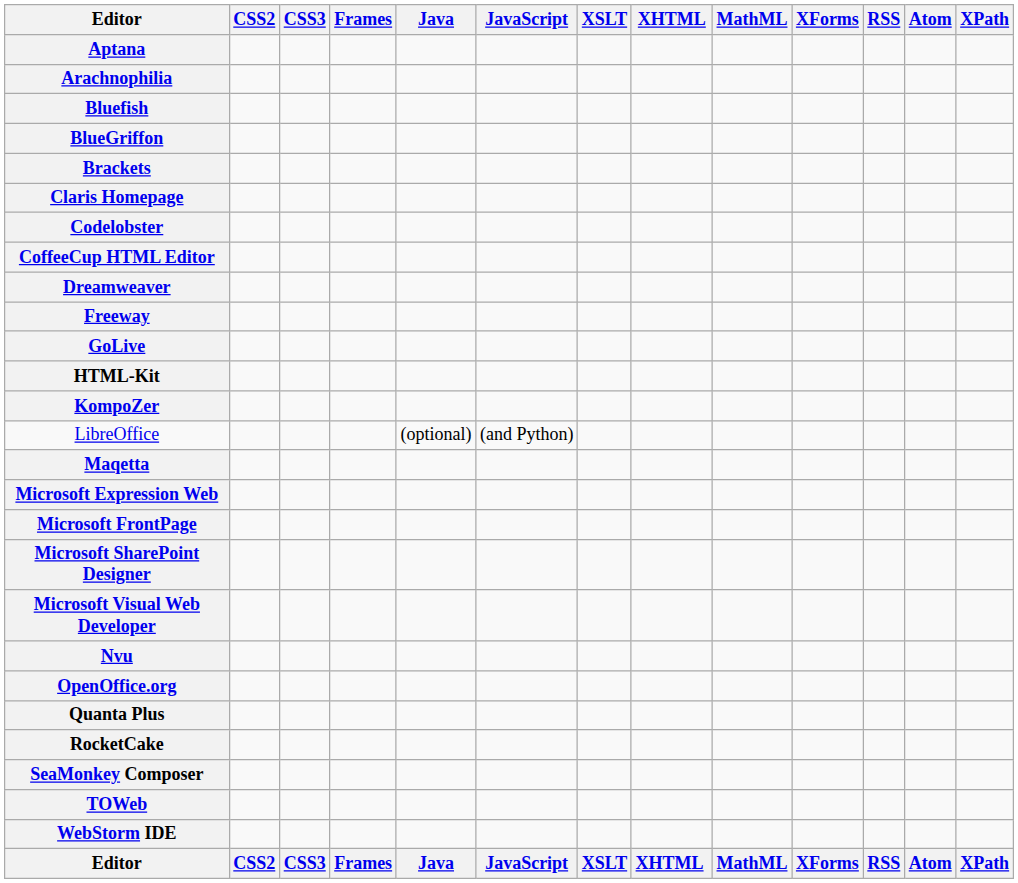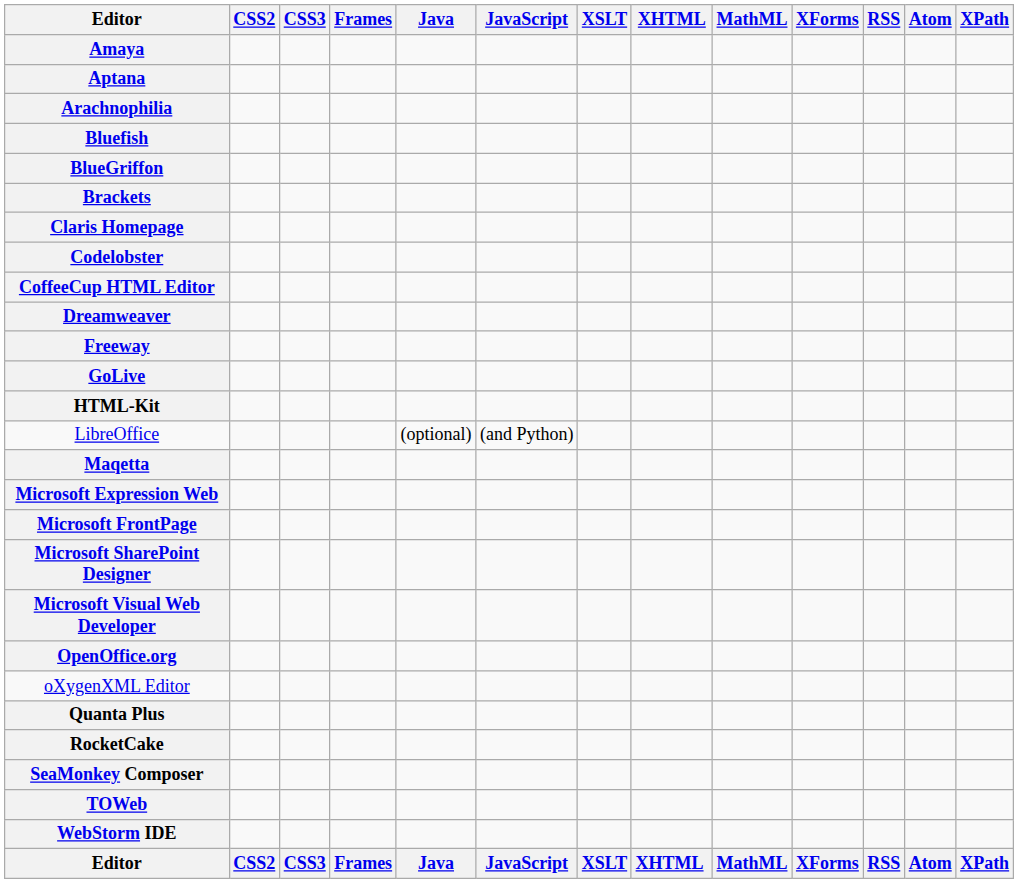+ row: (117, 49)
- row: (117, 405)
- row: (117, 655)
+ row: (117, 685)
